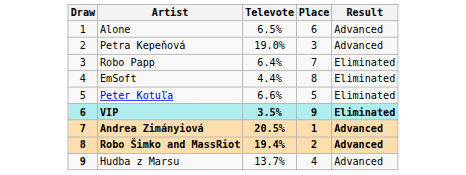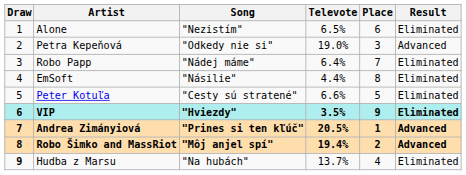+ column: (243, 13)
(359, 29) Advanced -> (428, 29) Eliminated
(359, 161) Advanced -> (428, 161) Eliminated
